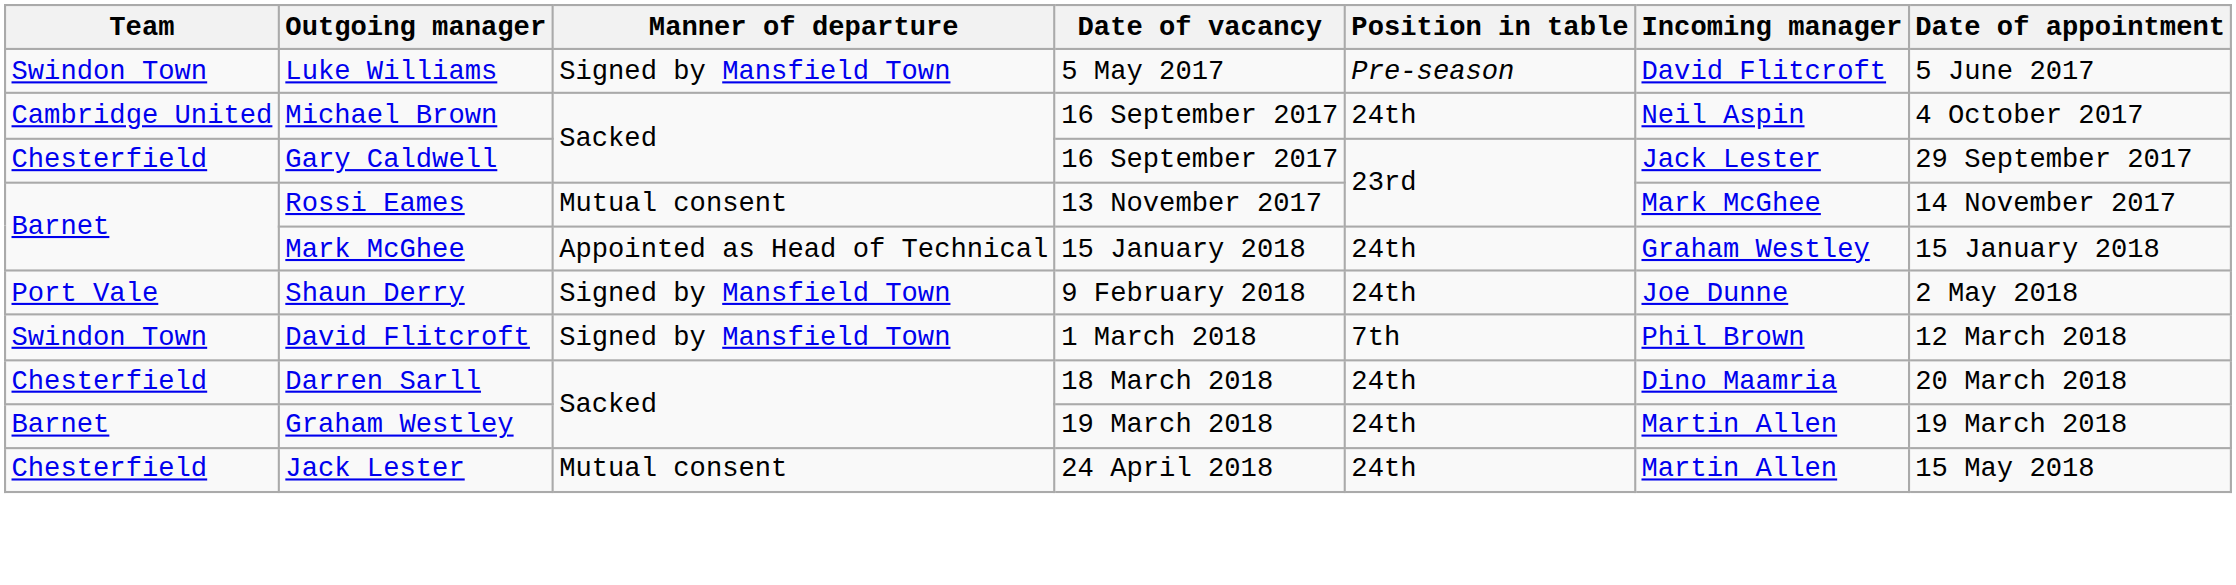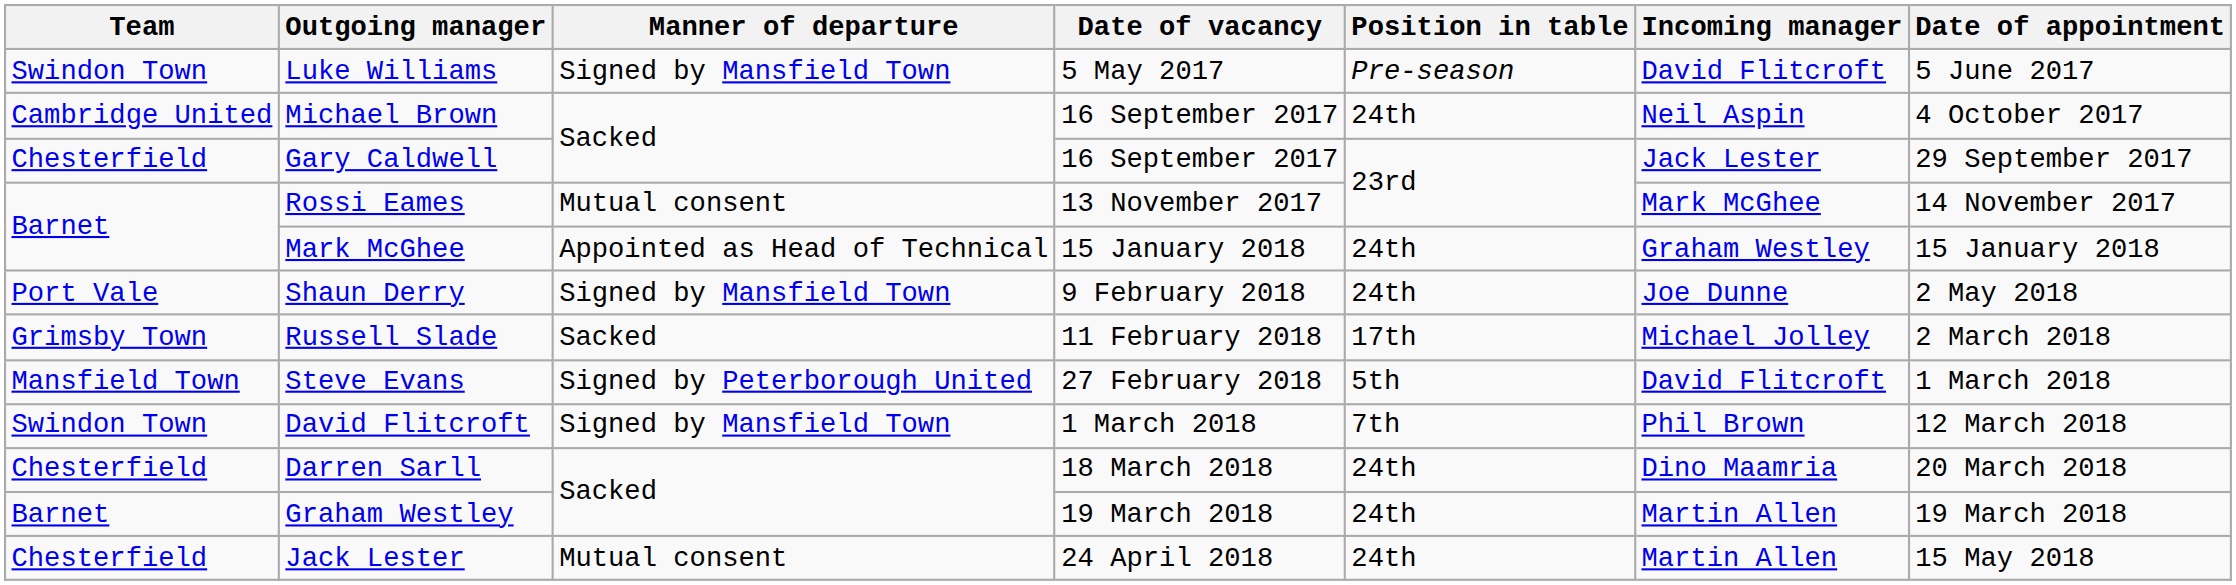+ row: (391, 337)
+ row: (375, 381)
